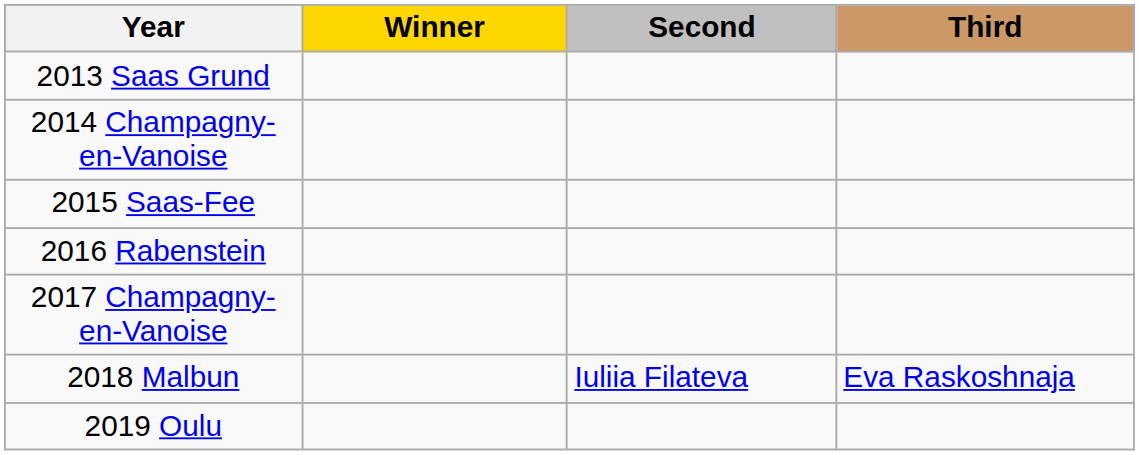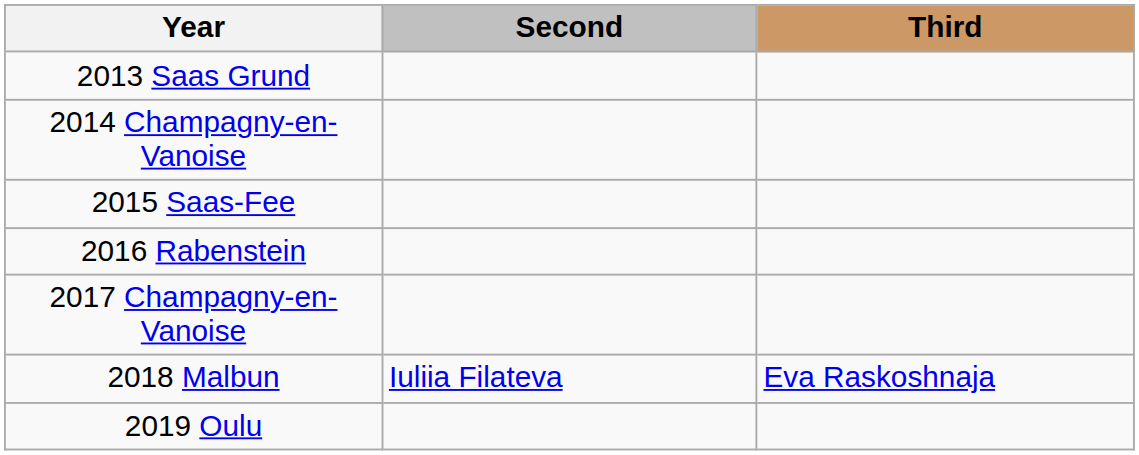- column: (435, 28)
